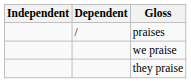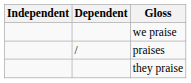rows swapped: (149, 31) <-> (155, 50)
